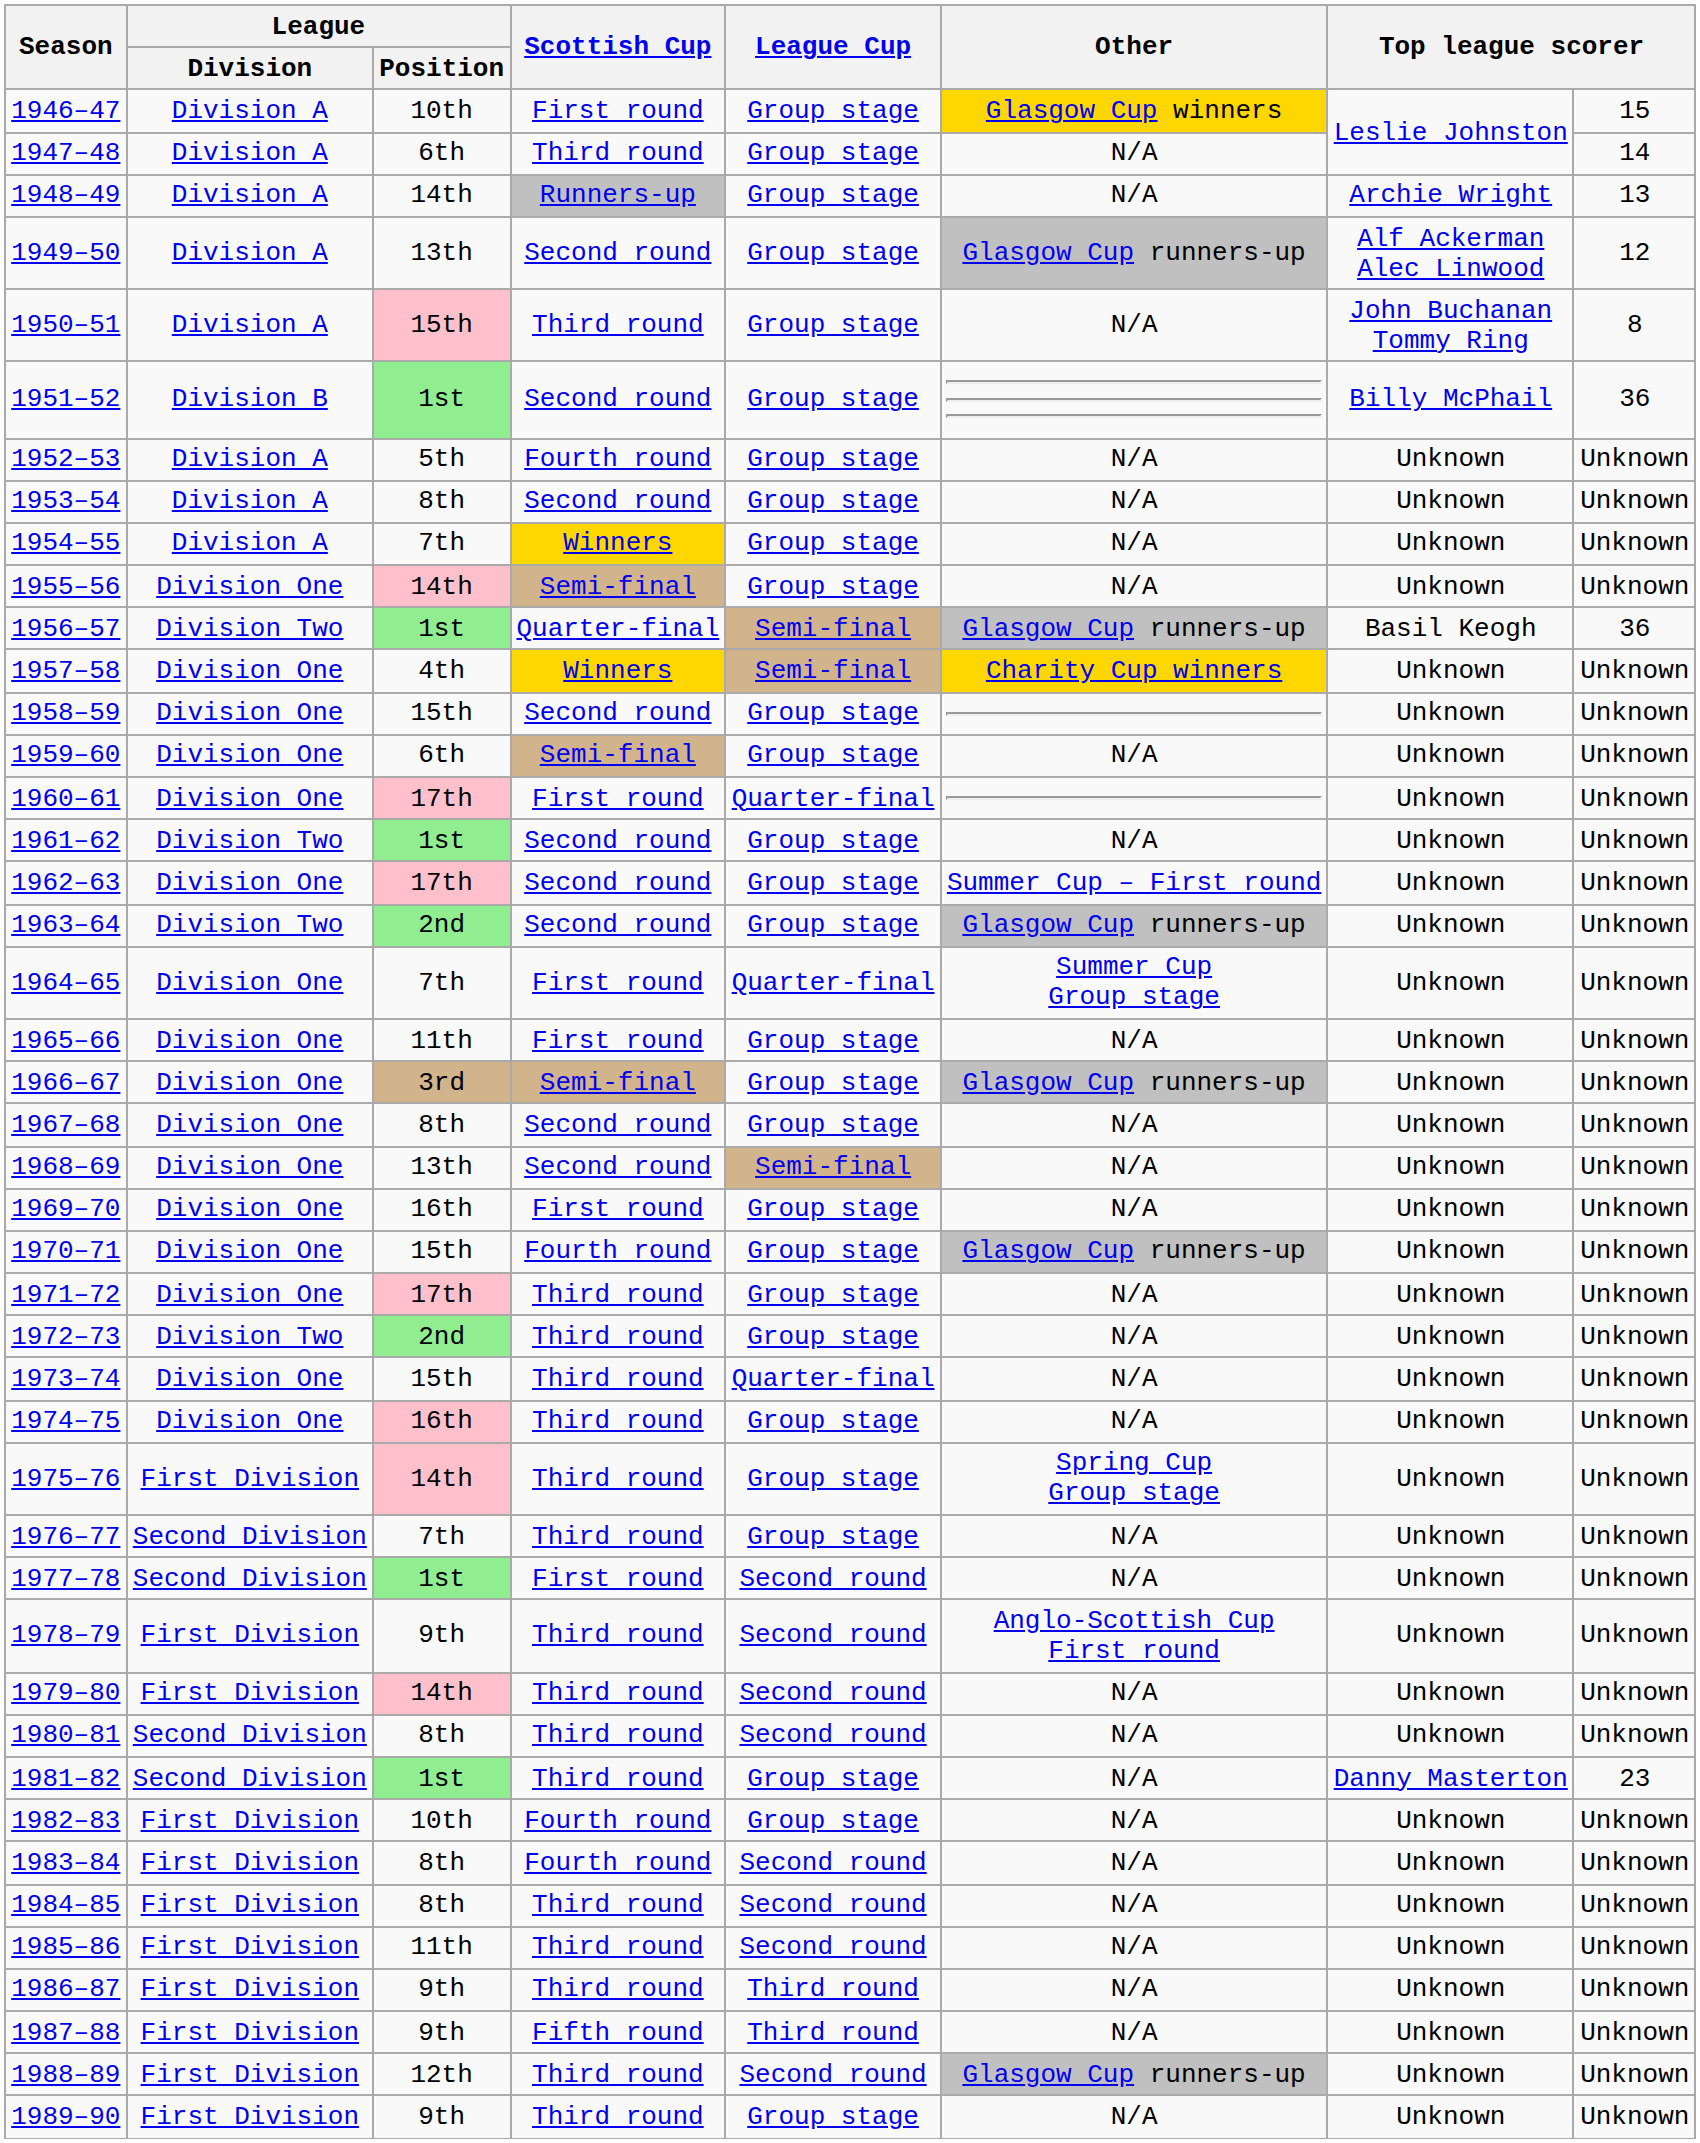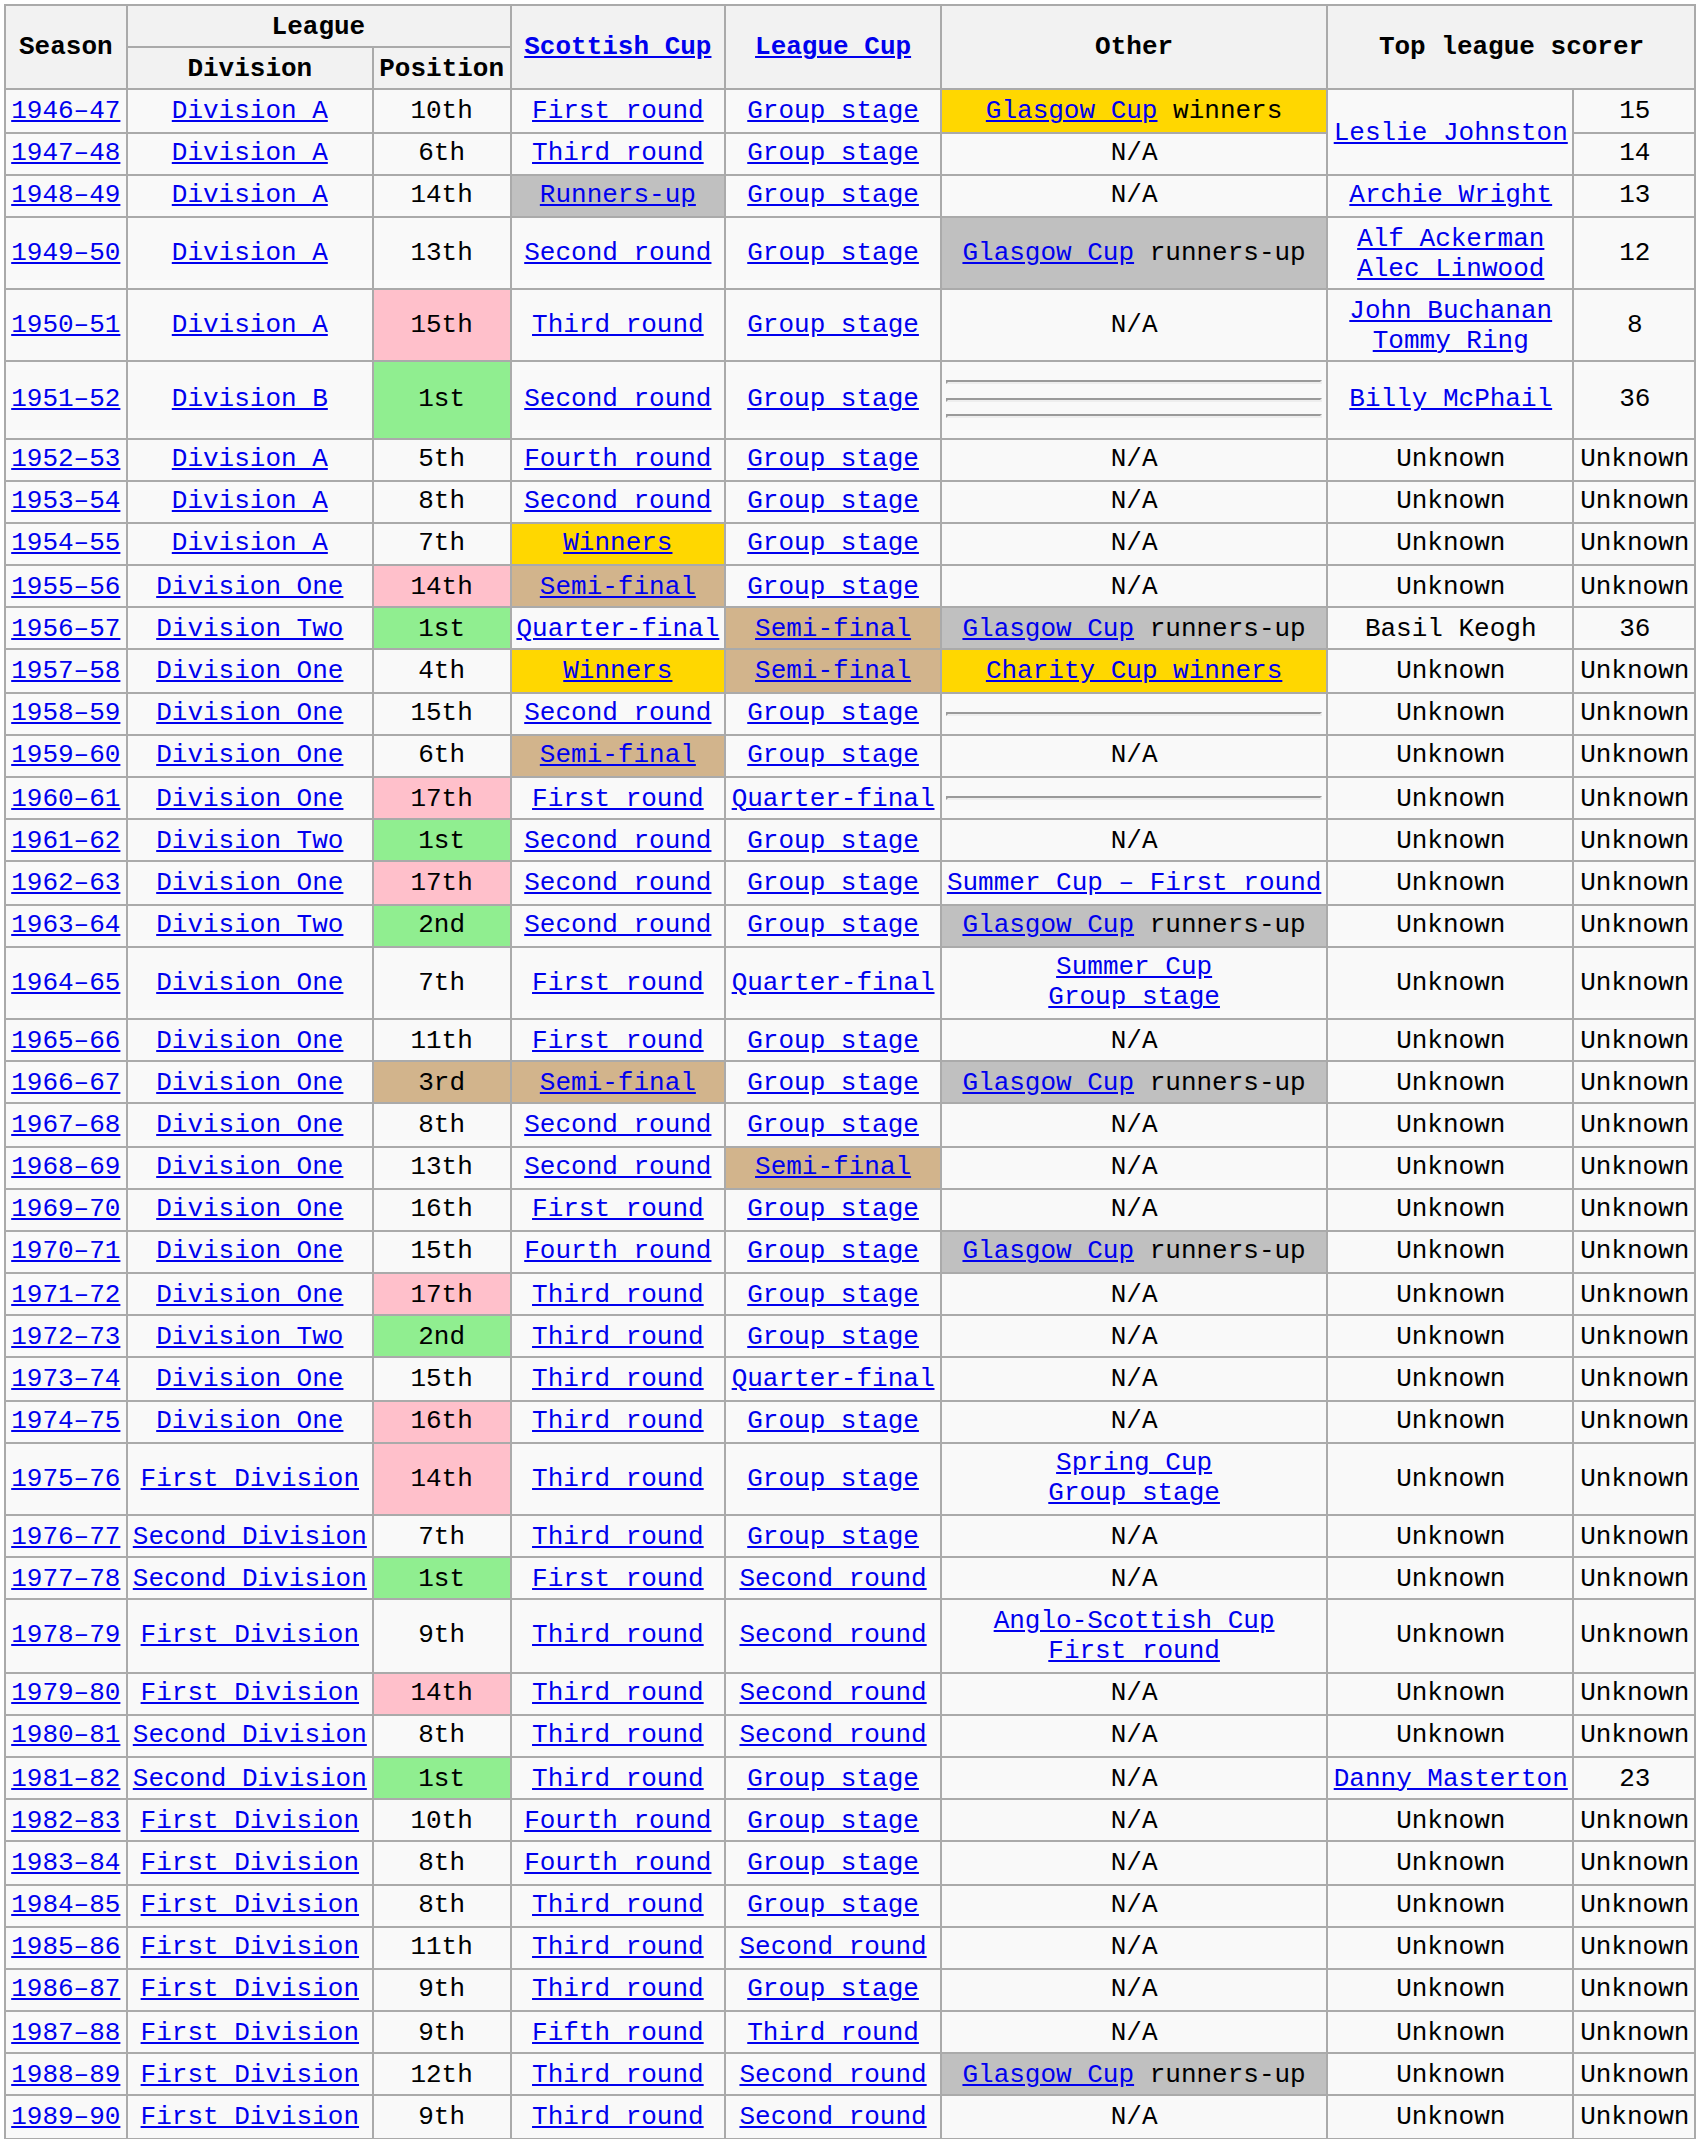(833, 1863) Second round -> (833, 1863) Group stage
(833, 1905) Second round -> (833, 1905) Group stage
(833, 1990) Third round -> (833, 1990) Group stage
(833, 2117) Group stage -> (833, 2117) Second round
